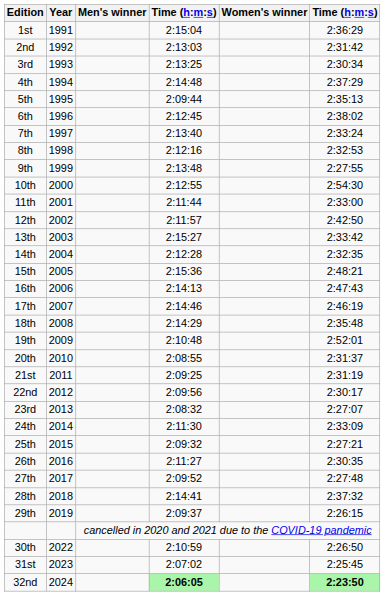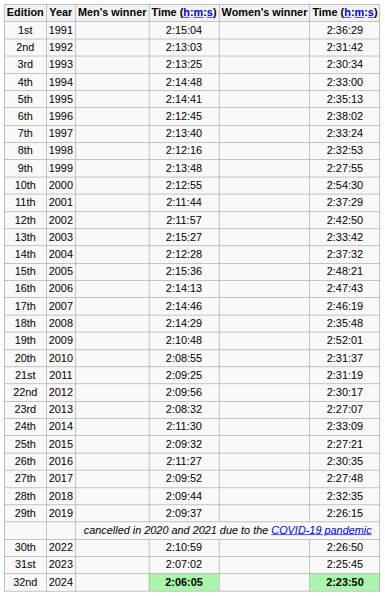(345, 82) 2:37:29 -> (345, 82) 2:33:00
(184, 99) 2:09:44 -> (184, 99) 2:14:41
(345, 202) 2:33:00 -> (345, 202) 2:37:29
(345, 254) 2:32:35 -> (345, 254) 2:37:32
(184, 496) 2:14:41 -> (184, 496) 2:09:44
(345, 496) 2:37:32 -> (345, 496) 2:32:35
